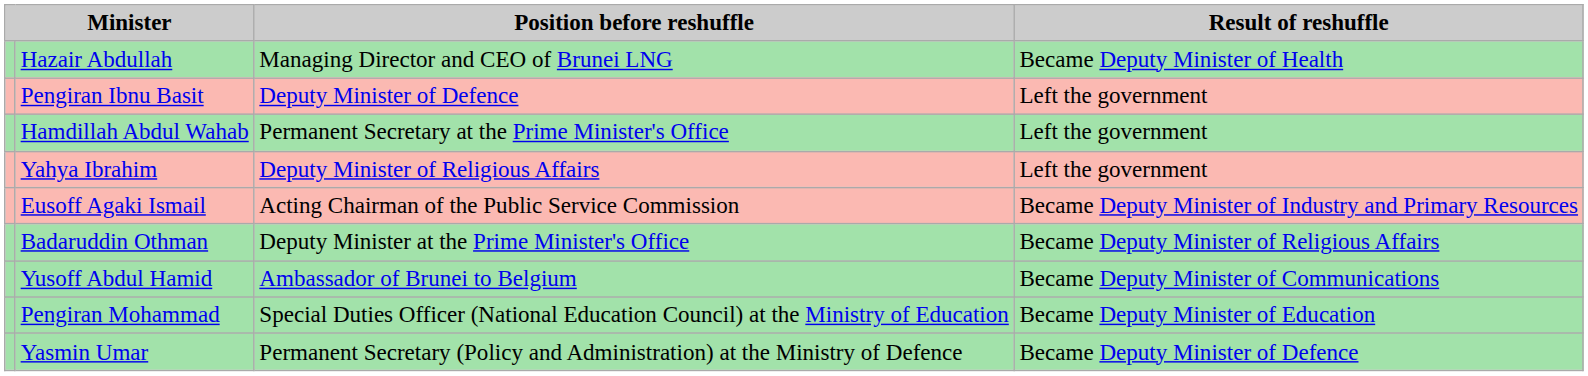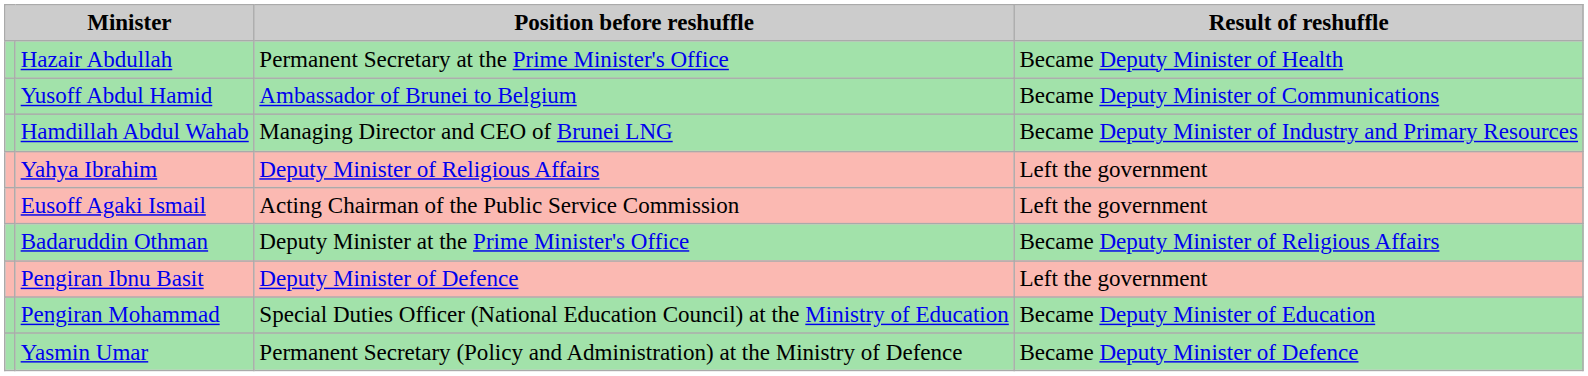(466, 59) Managing Director and CEO of Brunei LNG -> (494, 59) Permanent Secretary at the Prime Minister's Office
rows swapped: (116, 278) <-> (112, 95)
(494, 132) Permanent Secretary at the Prime Minister's Office -> (466, 132) Managing Director and CEO of Brunei LNG
(1113, 132) Left the government -> (1299, 132) Became Deputy Minister of Industry and Primary Resources
(1299, 205) Became Deputy Minister of Industry and Primary Resources -> (1113, 205) Left the government
